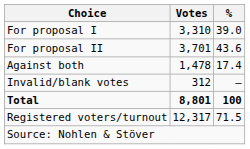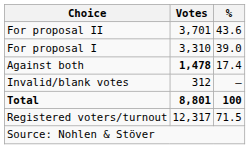rows swapped: (52, 30) <-> (55, 48)
(195, 65) normal -> (195, 65) bold
